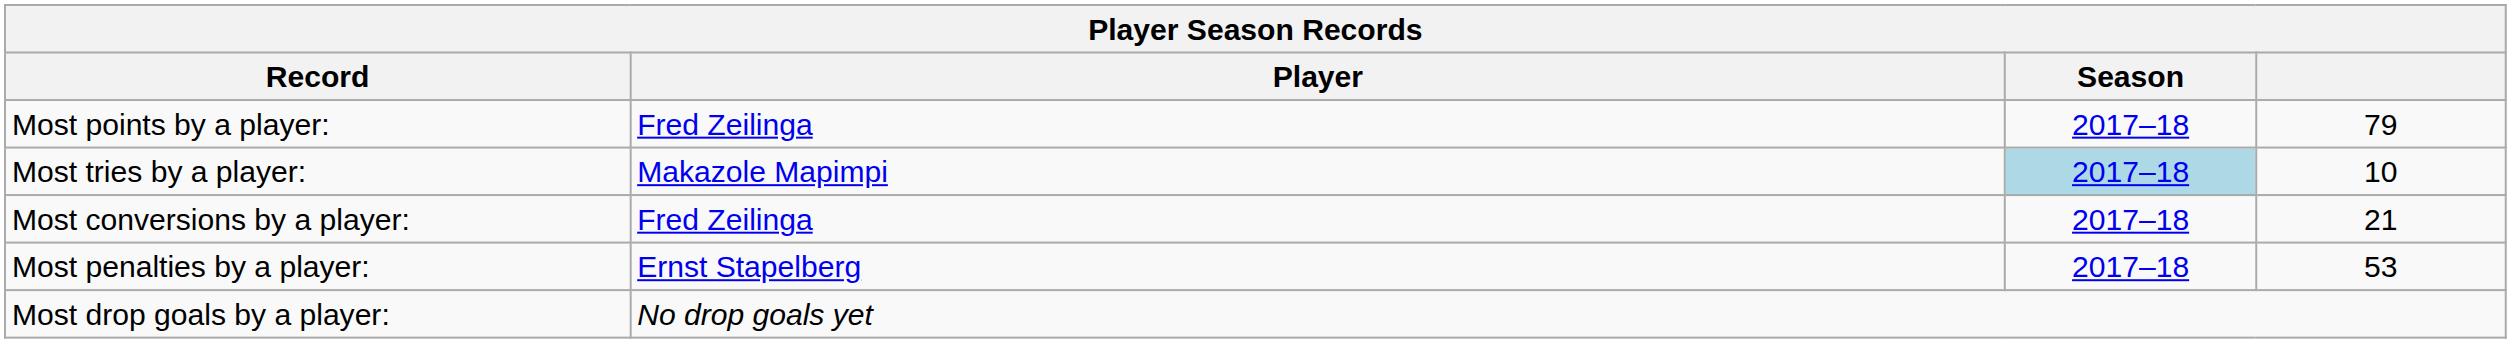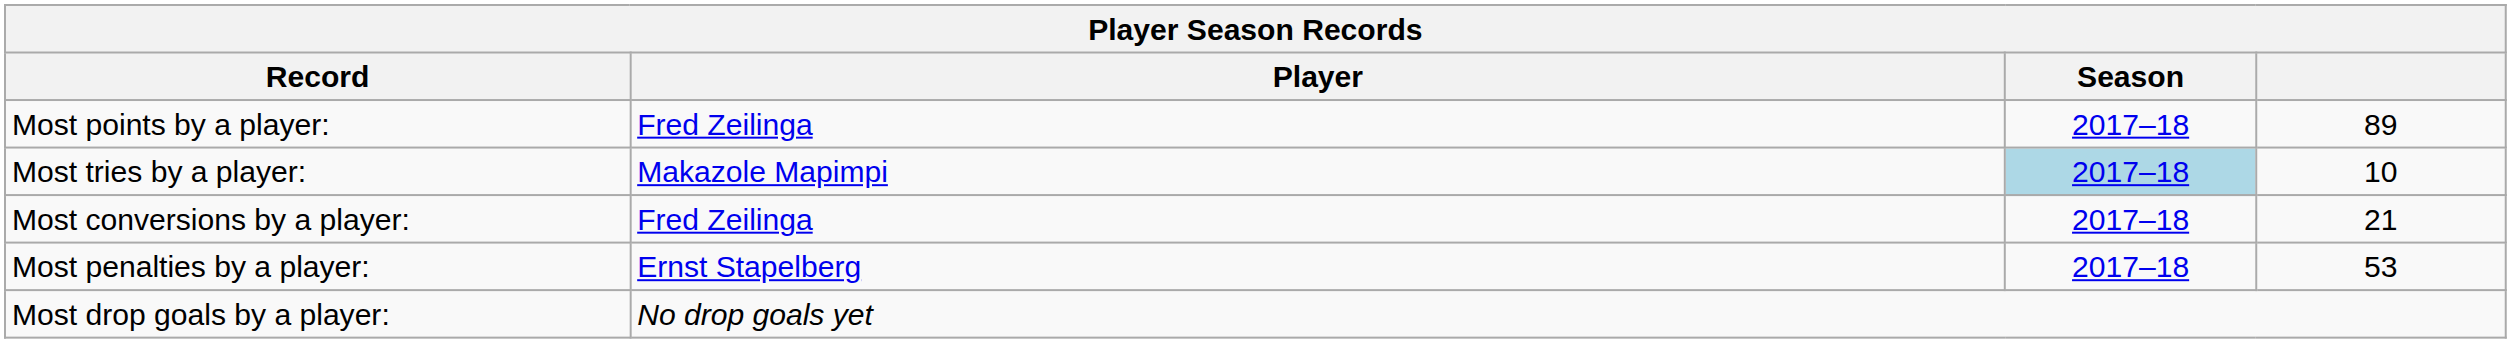(2381, 124) 79 -> (2381, 124) 89
